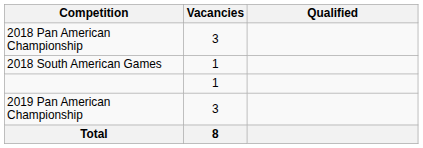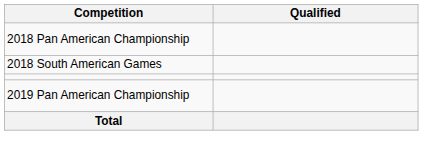- column: (215, 13)
